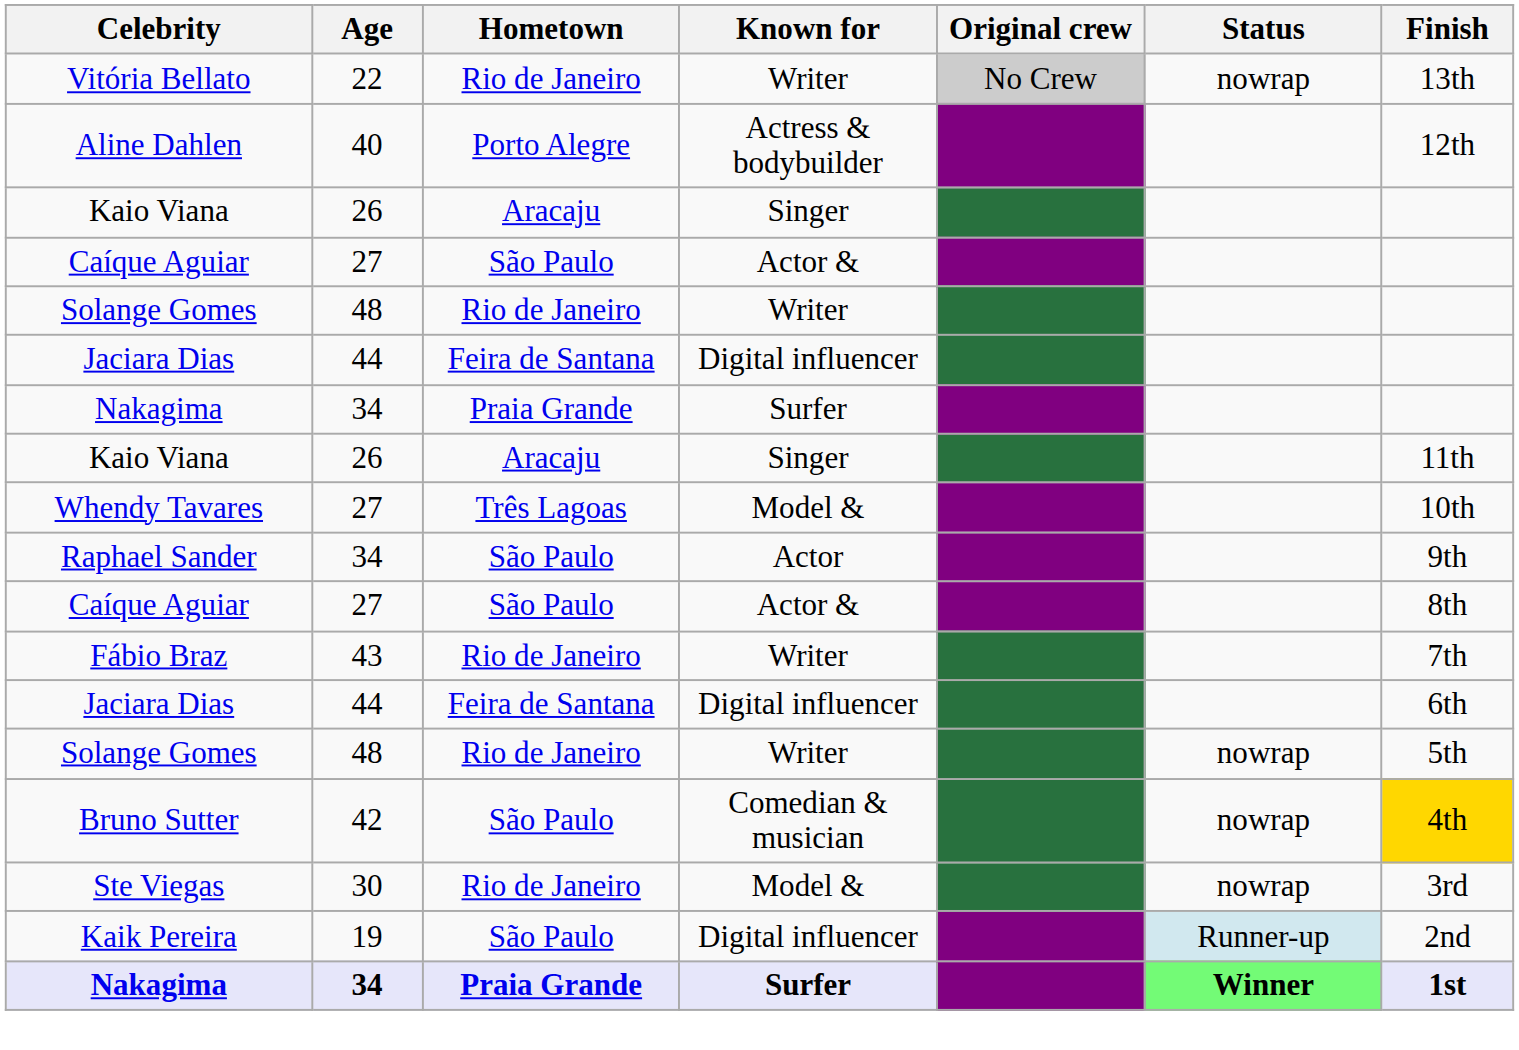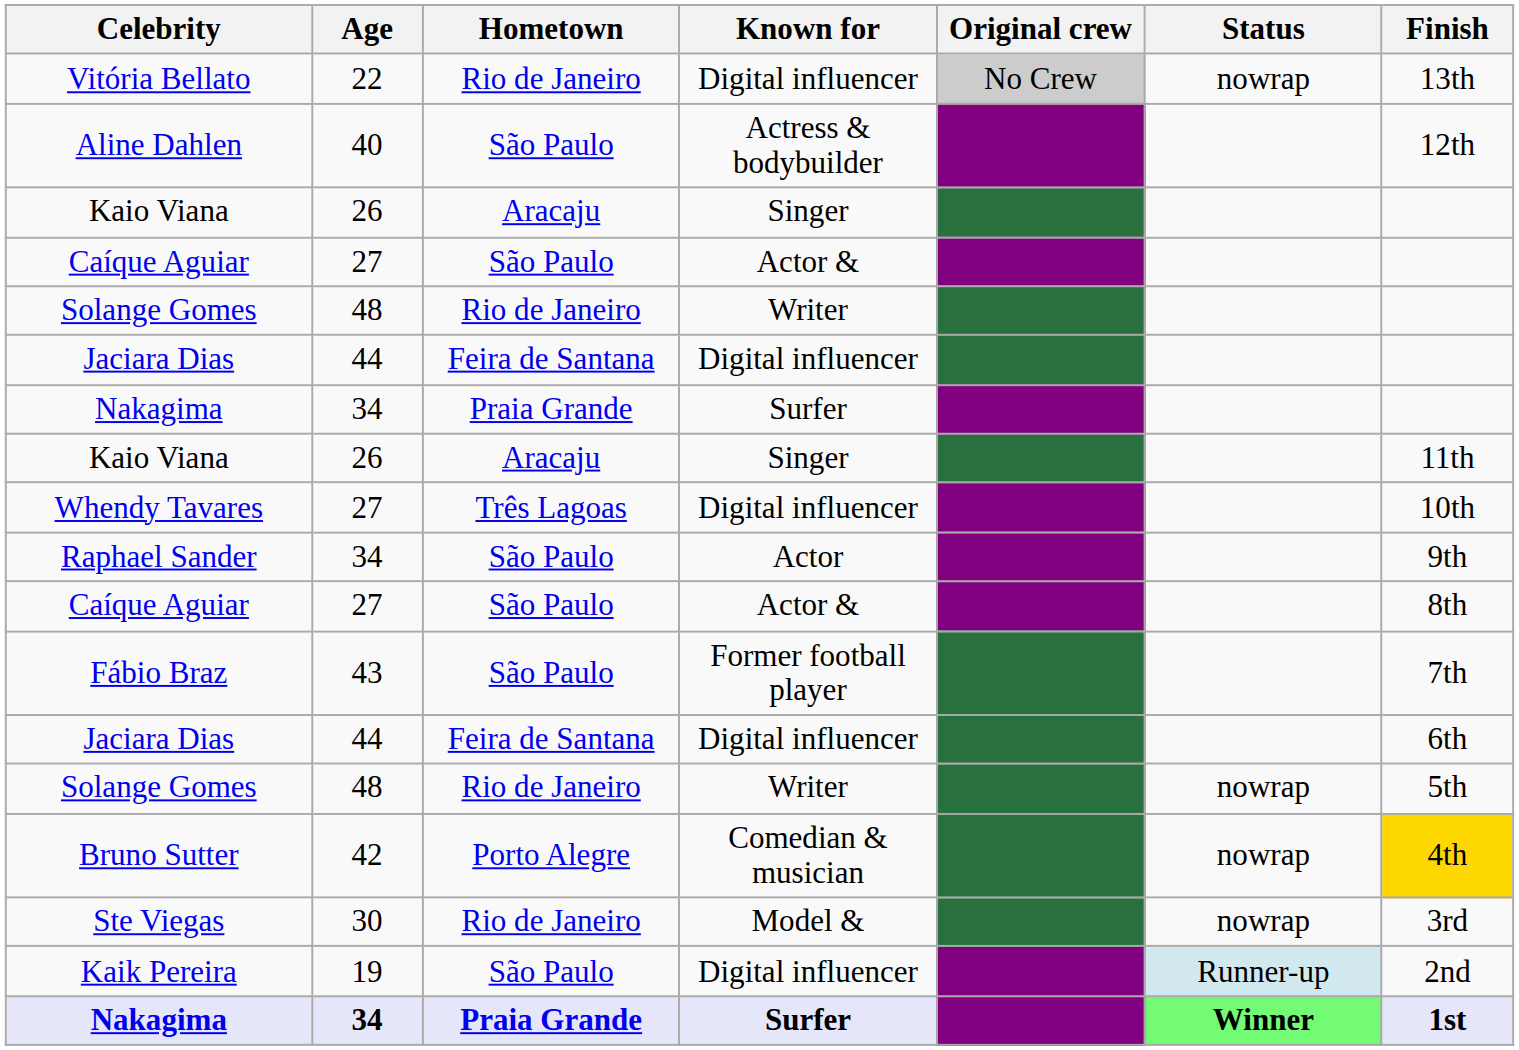(808, 78) Writer -> (808, 78) Digital influencer
(551, 145) Porto Alegre -> (551, 145) São Paulo
(808, 507) Model & -> (808, 507) Digital influencer
(551, 654) Rio de Janeiro -> (551, 672) São Paulo
(808, 654) Writer -> (808, 672) Former football player
(551, 819) São Paulo -> (551, 854) Porto Alegre
